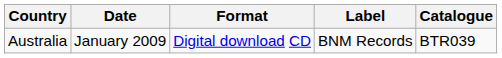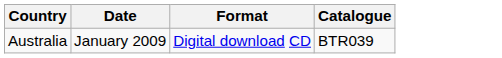- column: (365, 16)
